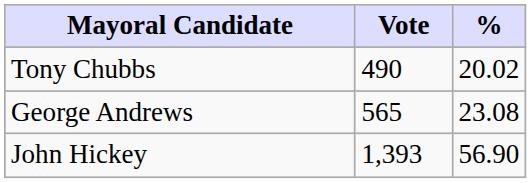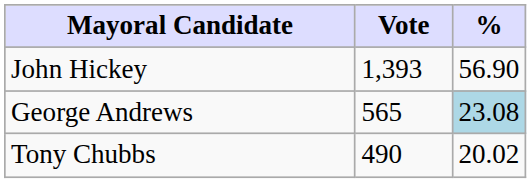rows swapped: (79, 154) <-> (83, 68)
(489, 111) no background -> (489, 111) lightblue background
